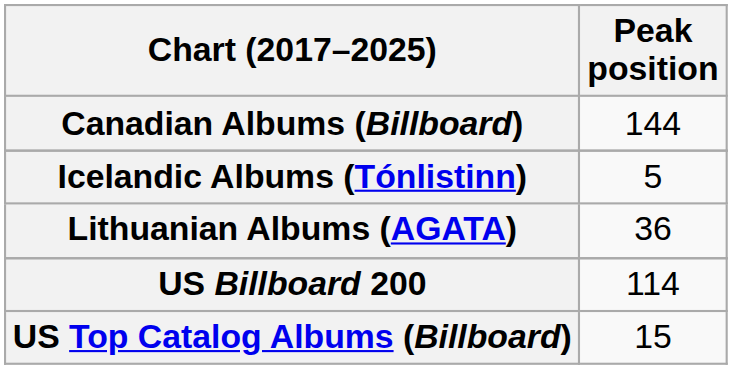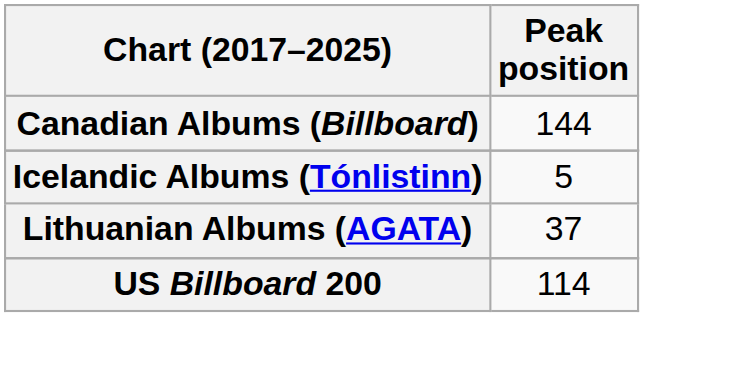(653, 229) 36 -> (564, 229) 37
- row: (292, 336)
